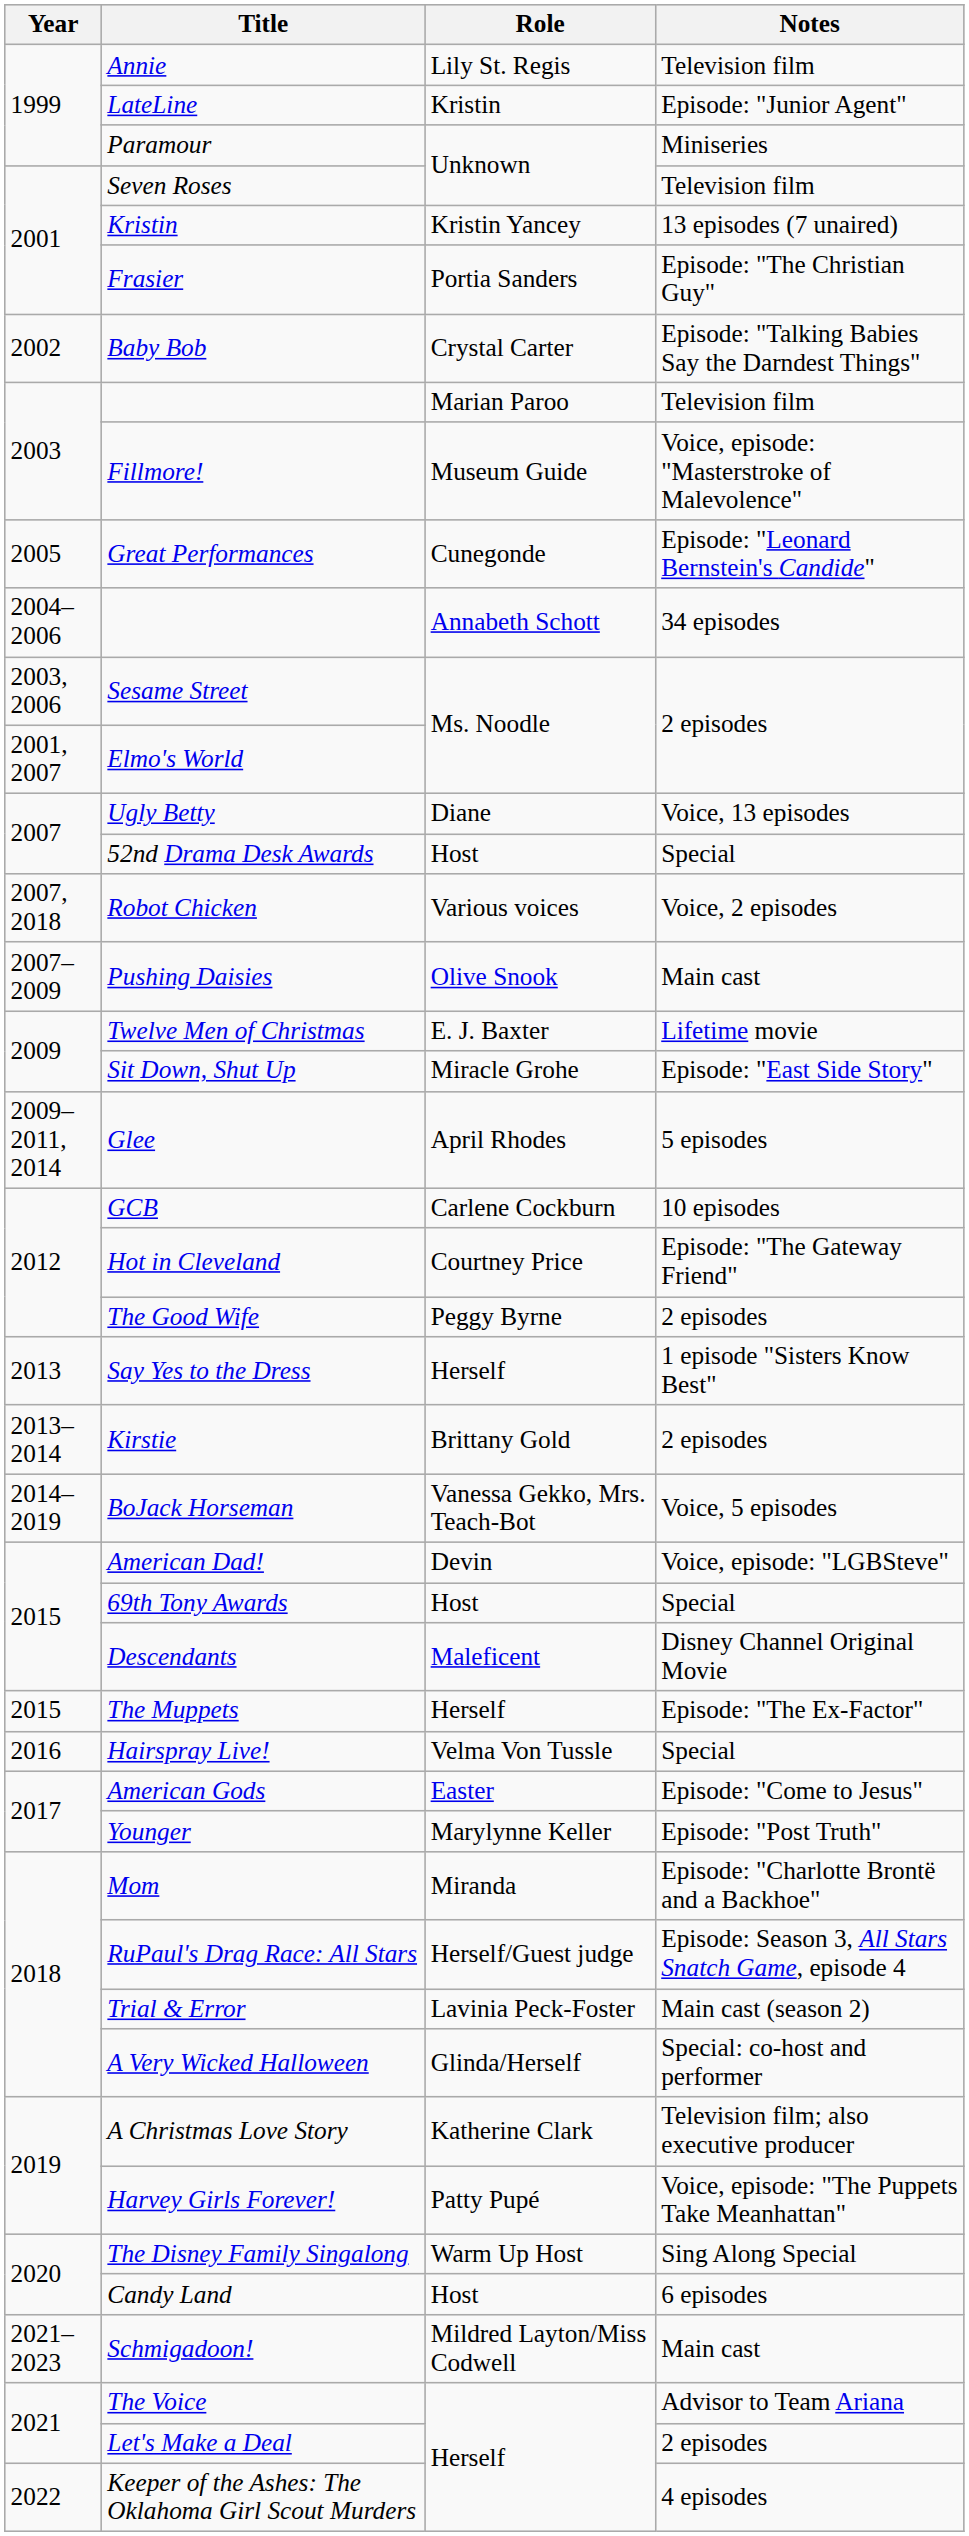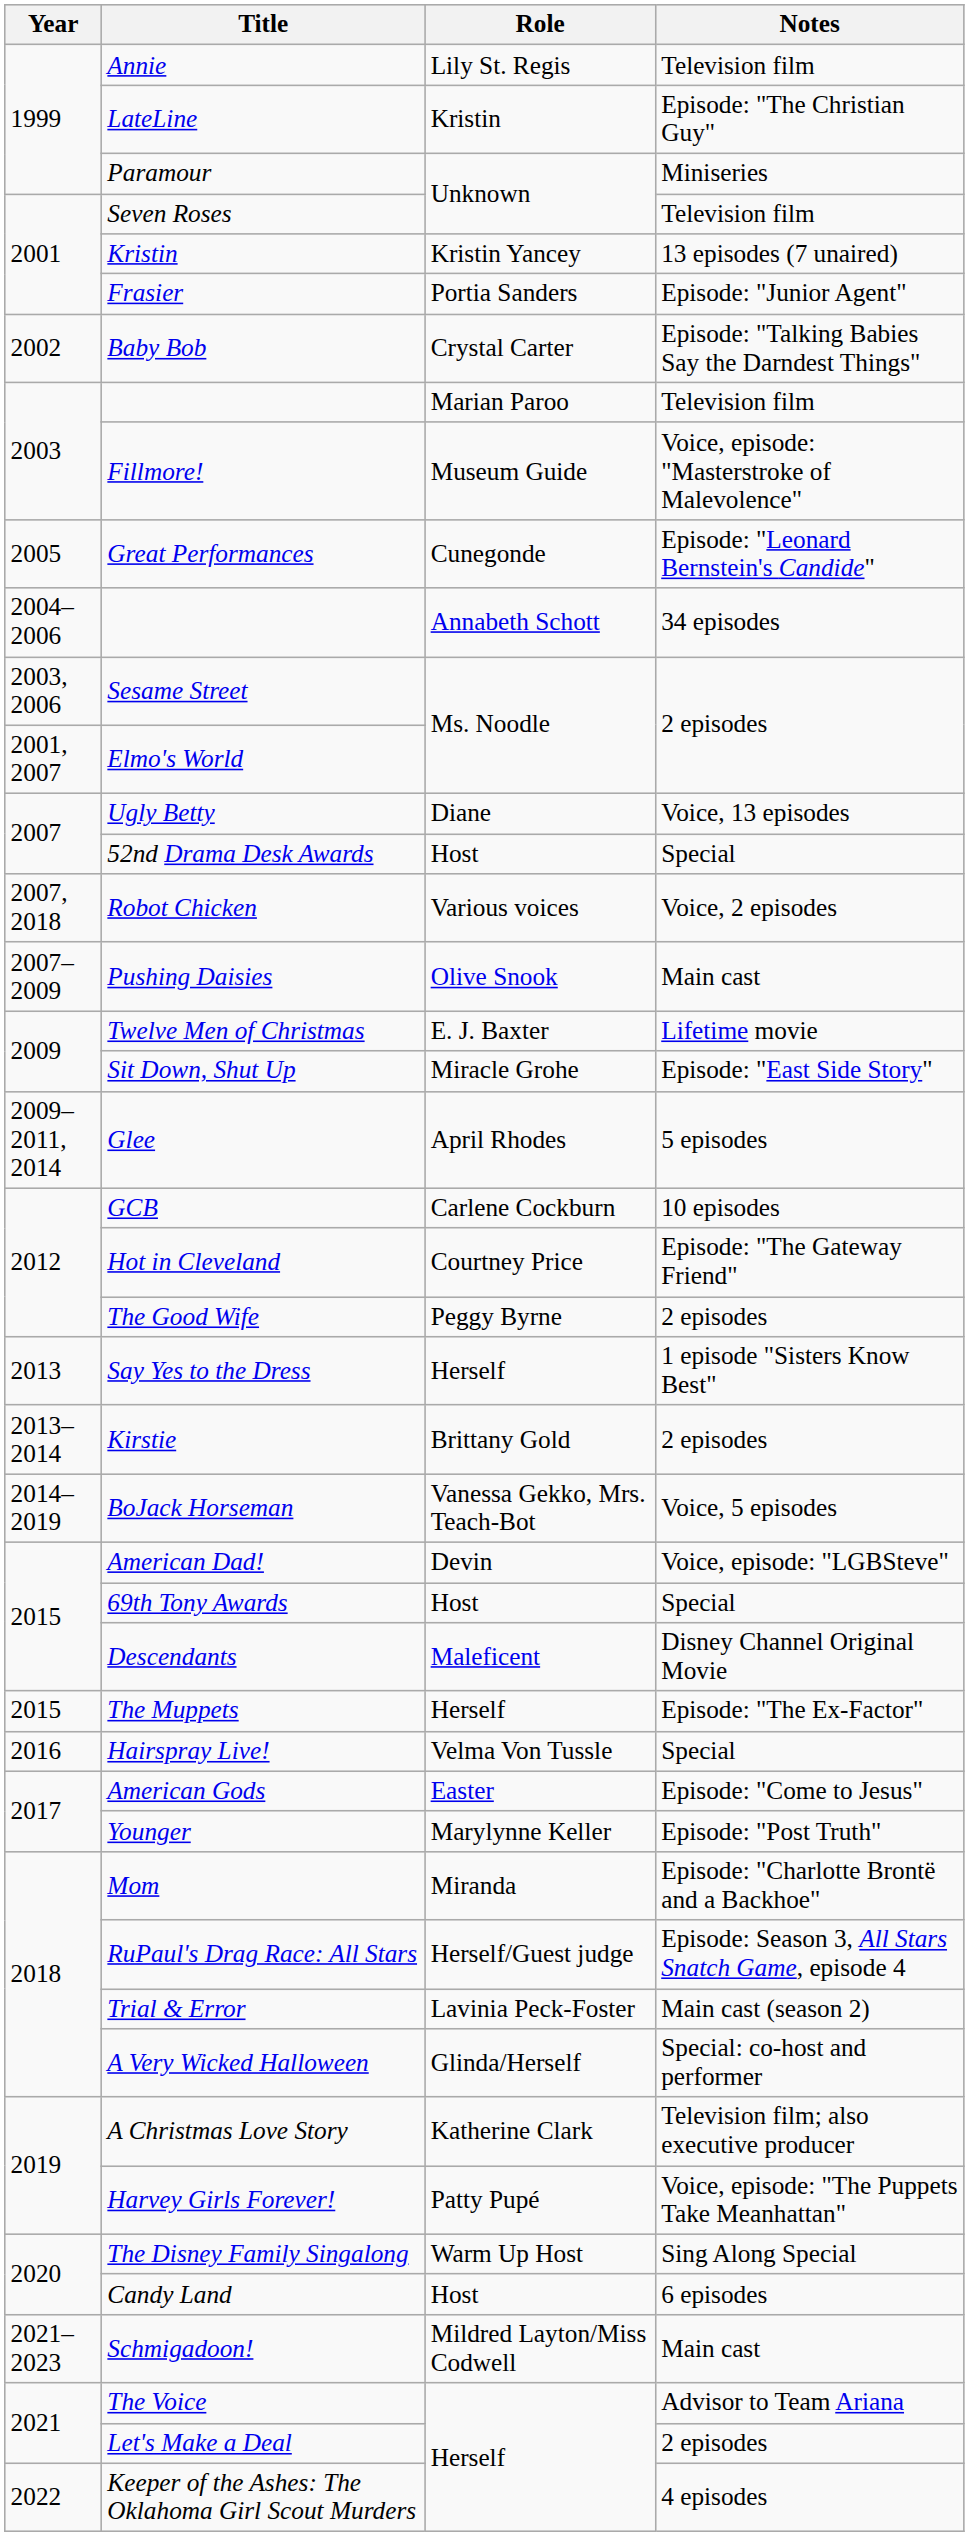(784, 104) Episode: "Junior Agent" -> (783, 118) Episode: "The Christian Guy"
(783, 279) Episode: "The Christian Guy" -> (784, 293) Episode: "Junior Agent"
